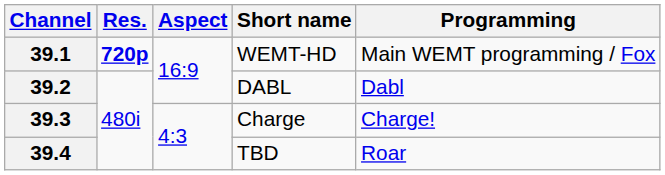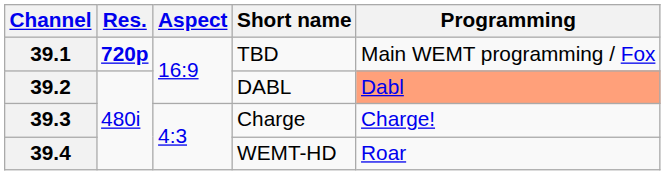(287, 53) WEMT-HD -> (258, 53) TBD
(382, 86) no background -> (382, 86) lightsalmon background
(258, 152) TBD -> (287, 152) WEMT-HD
